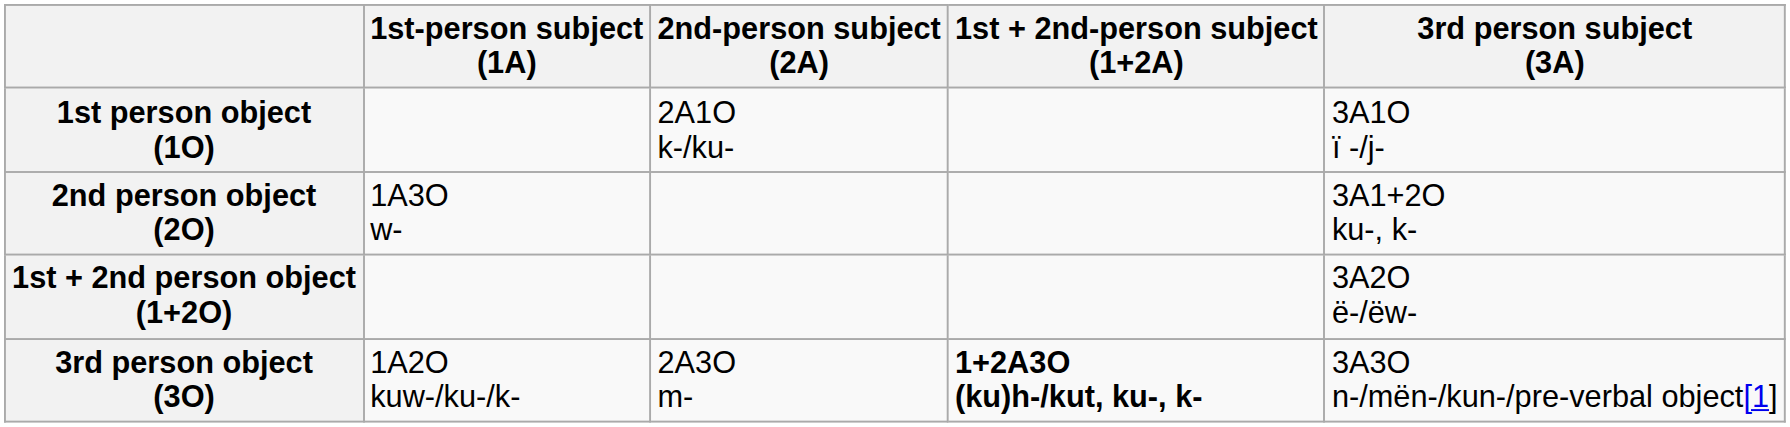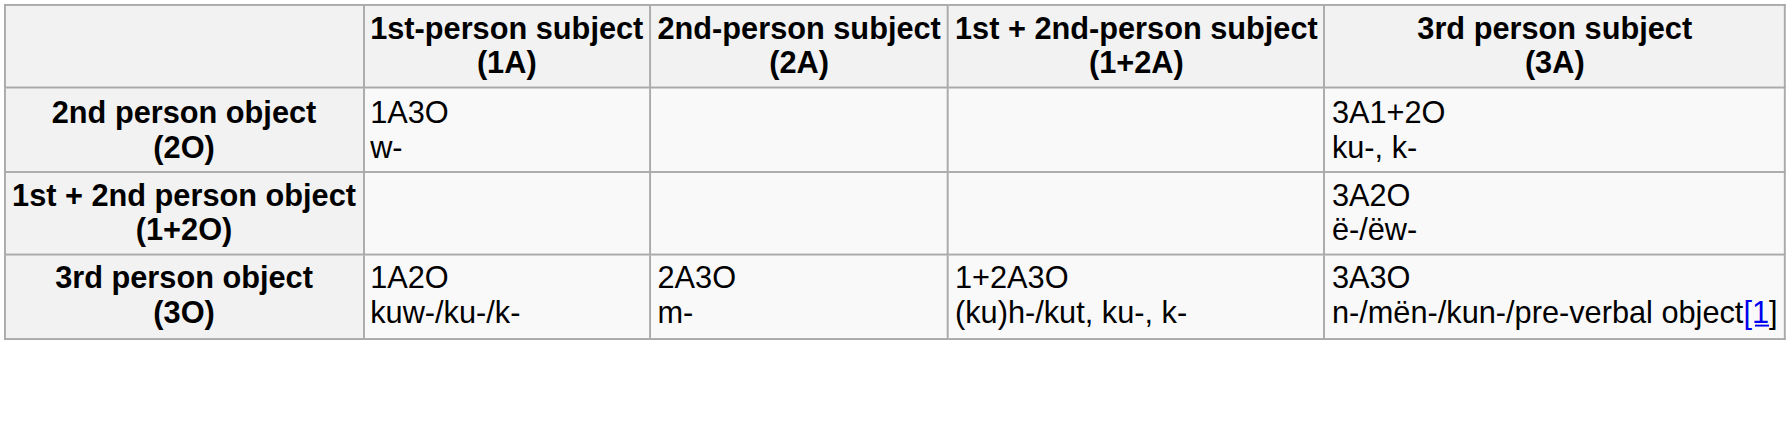- row: (184, 129)
(1079, 379) bold -> (1071, 295) normal
